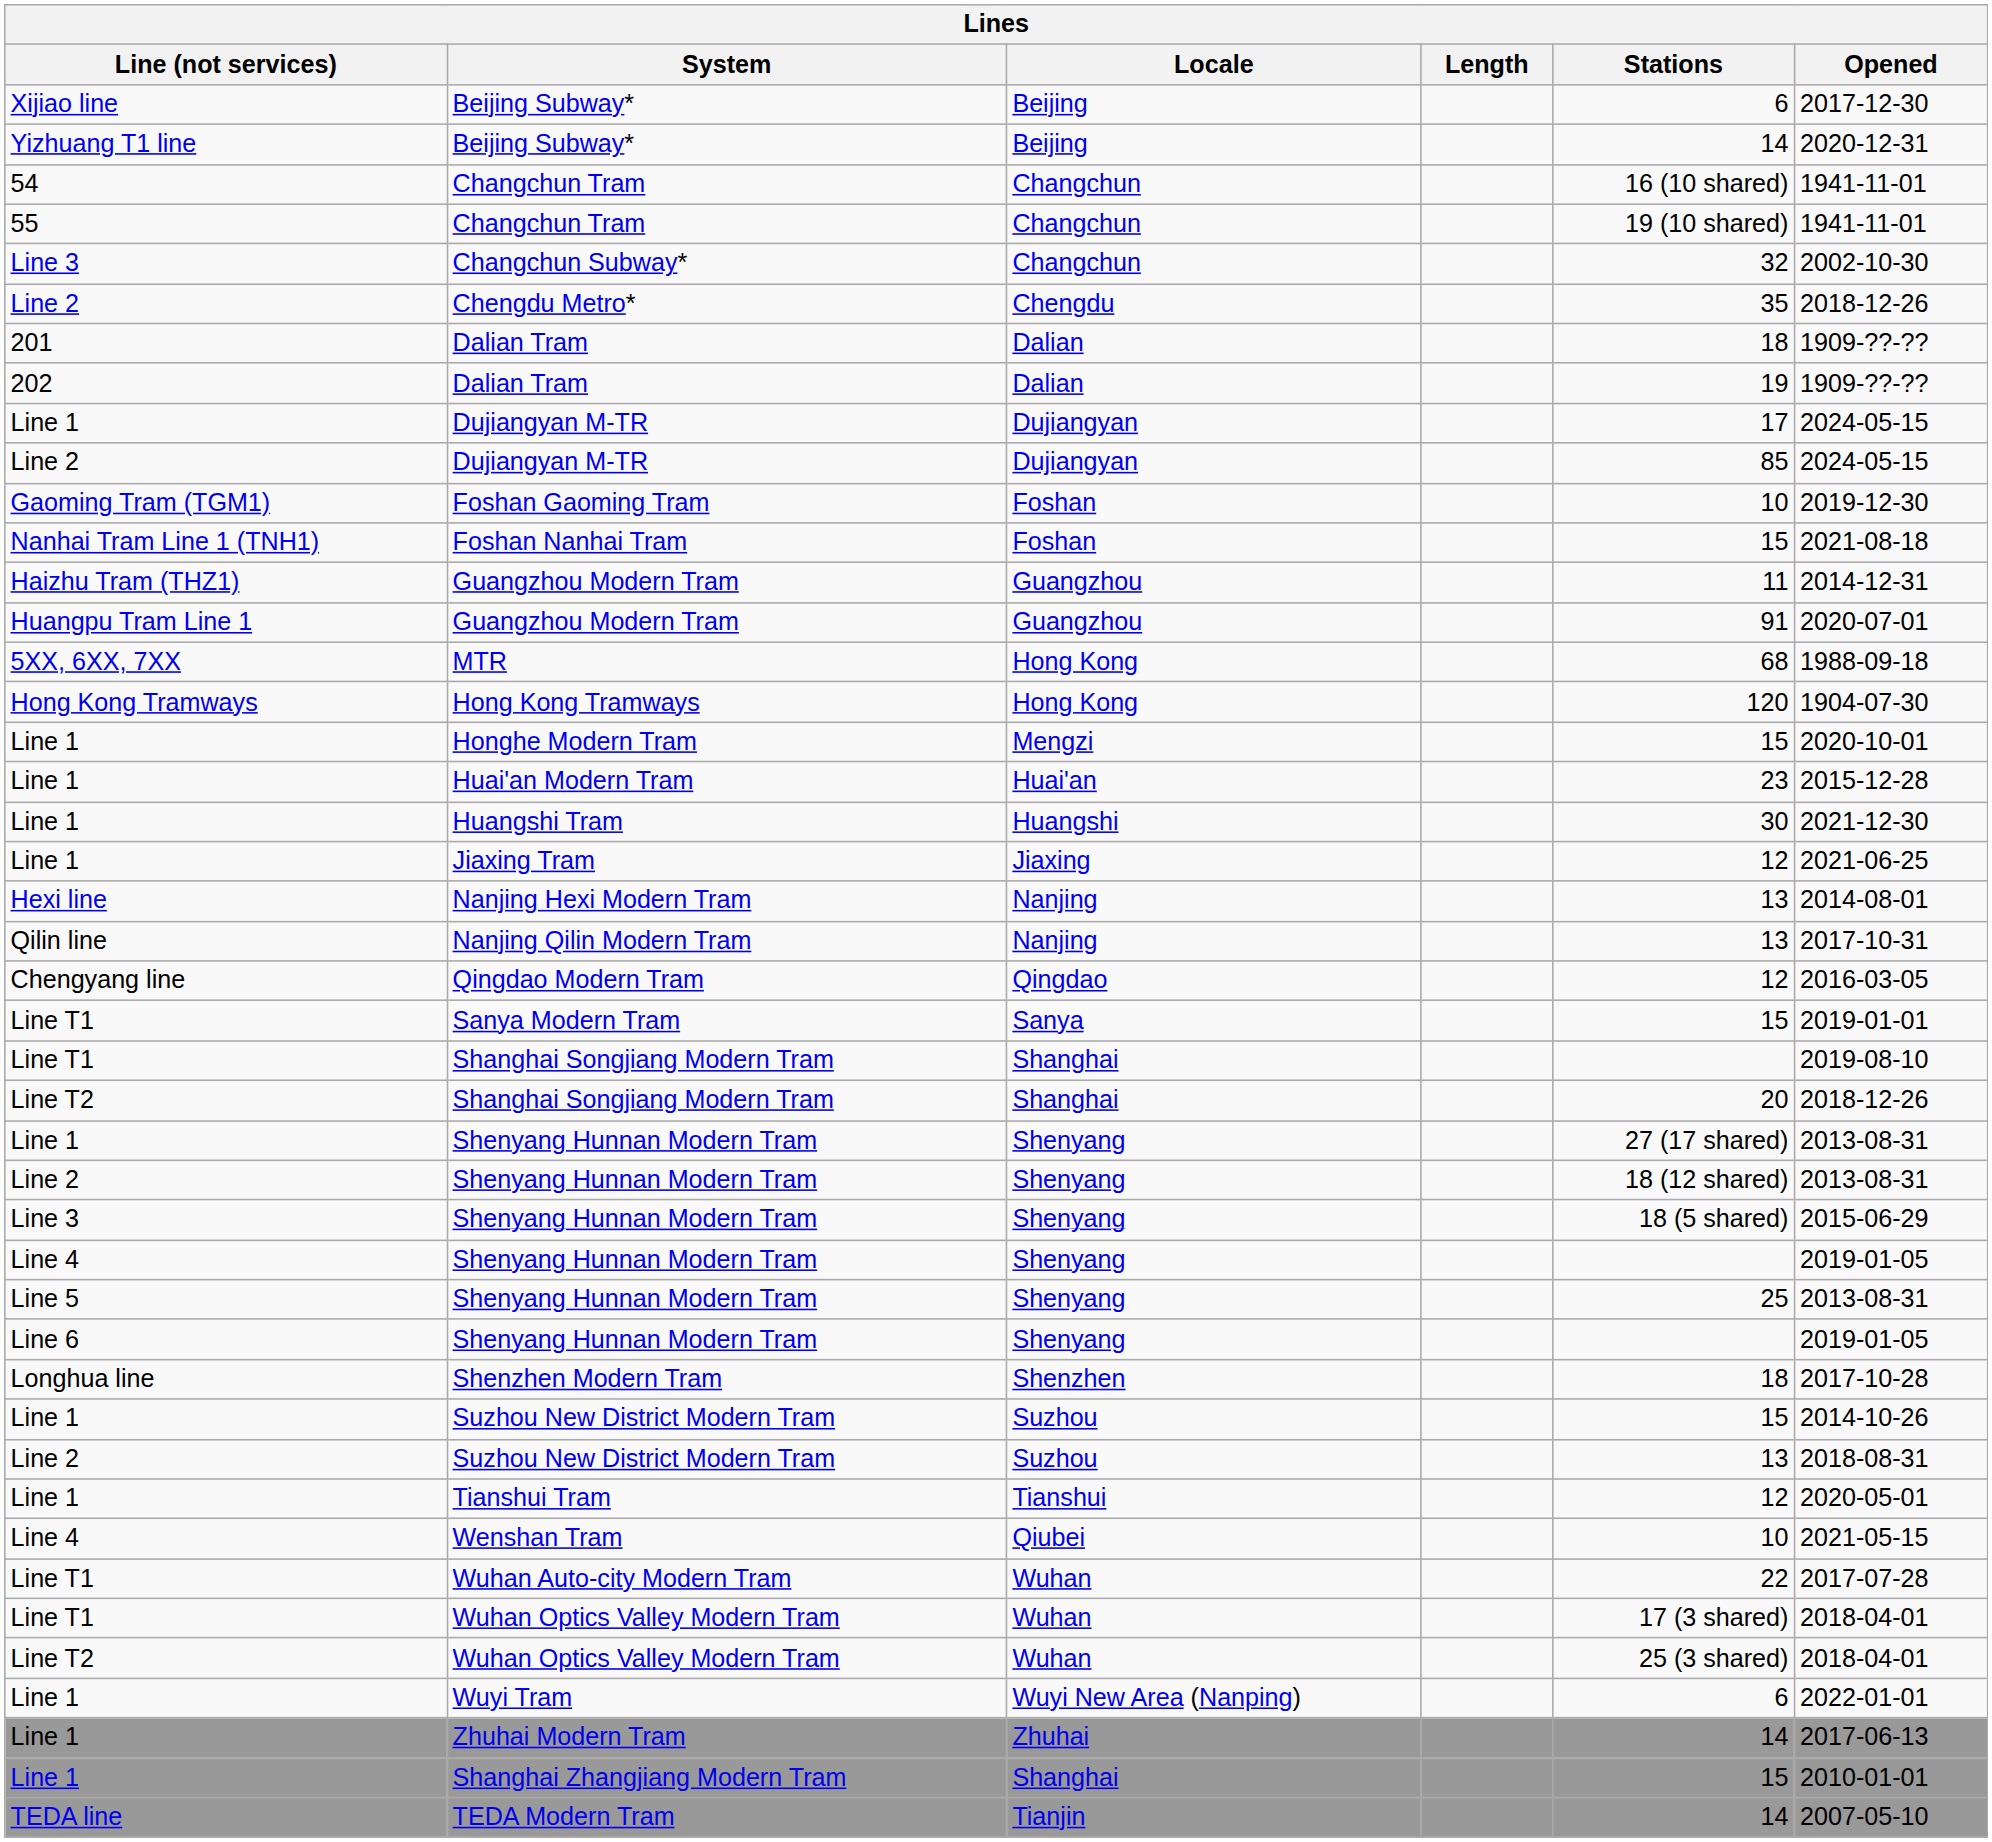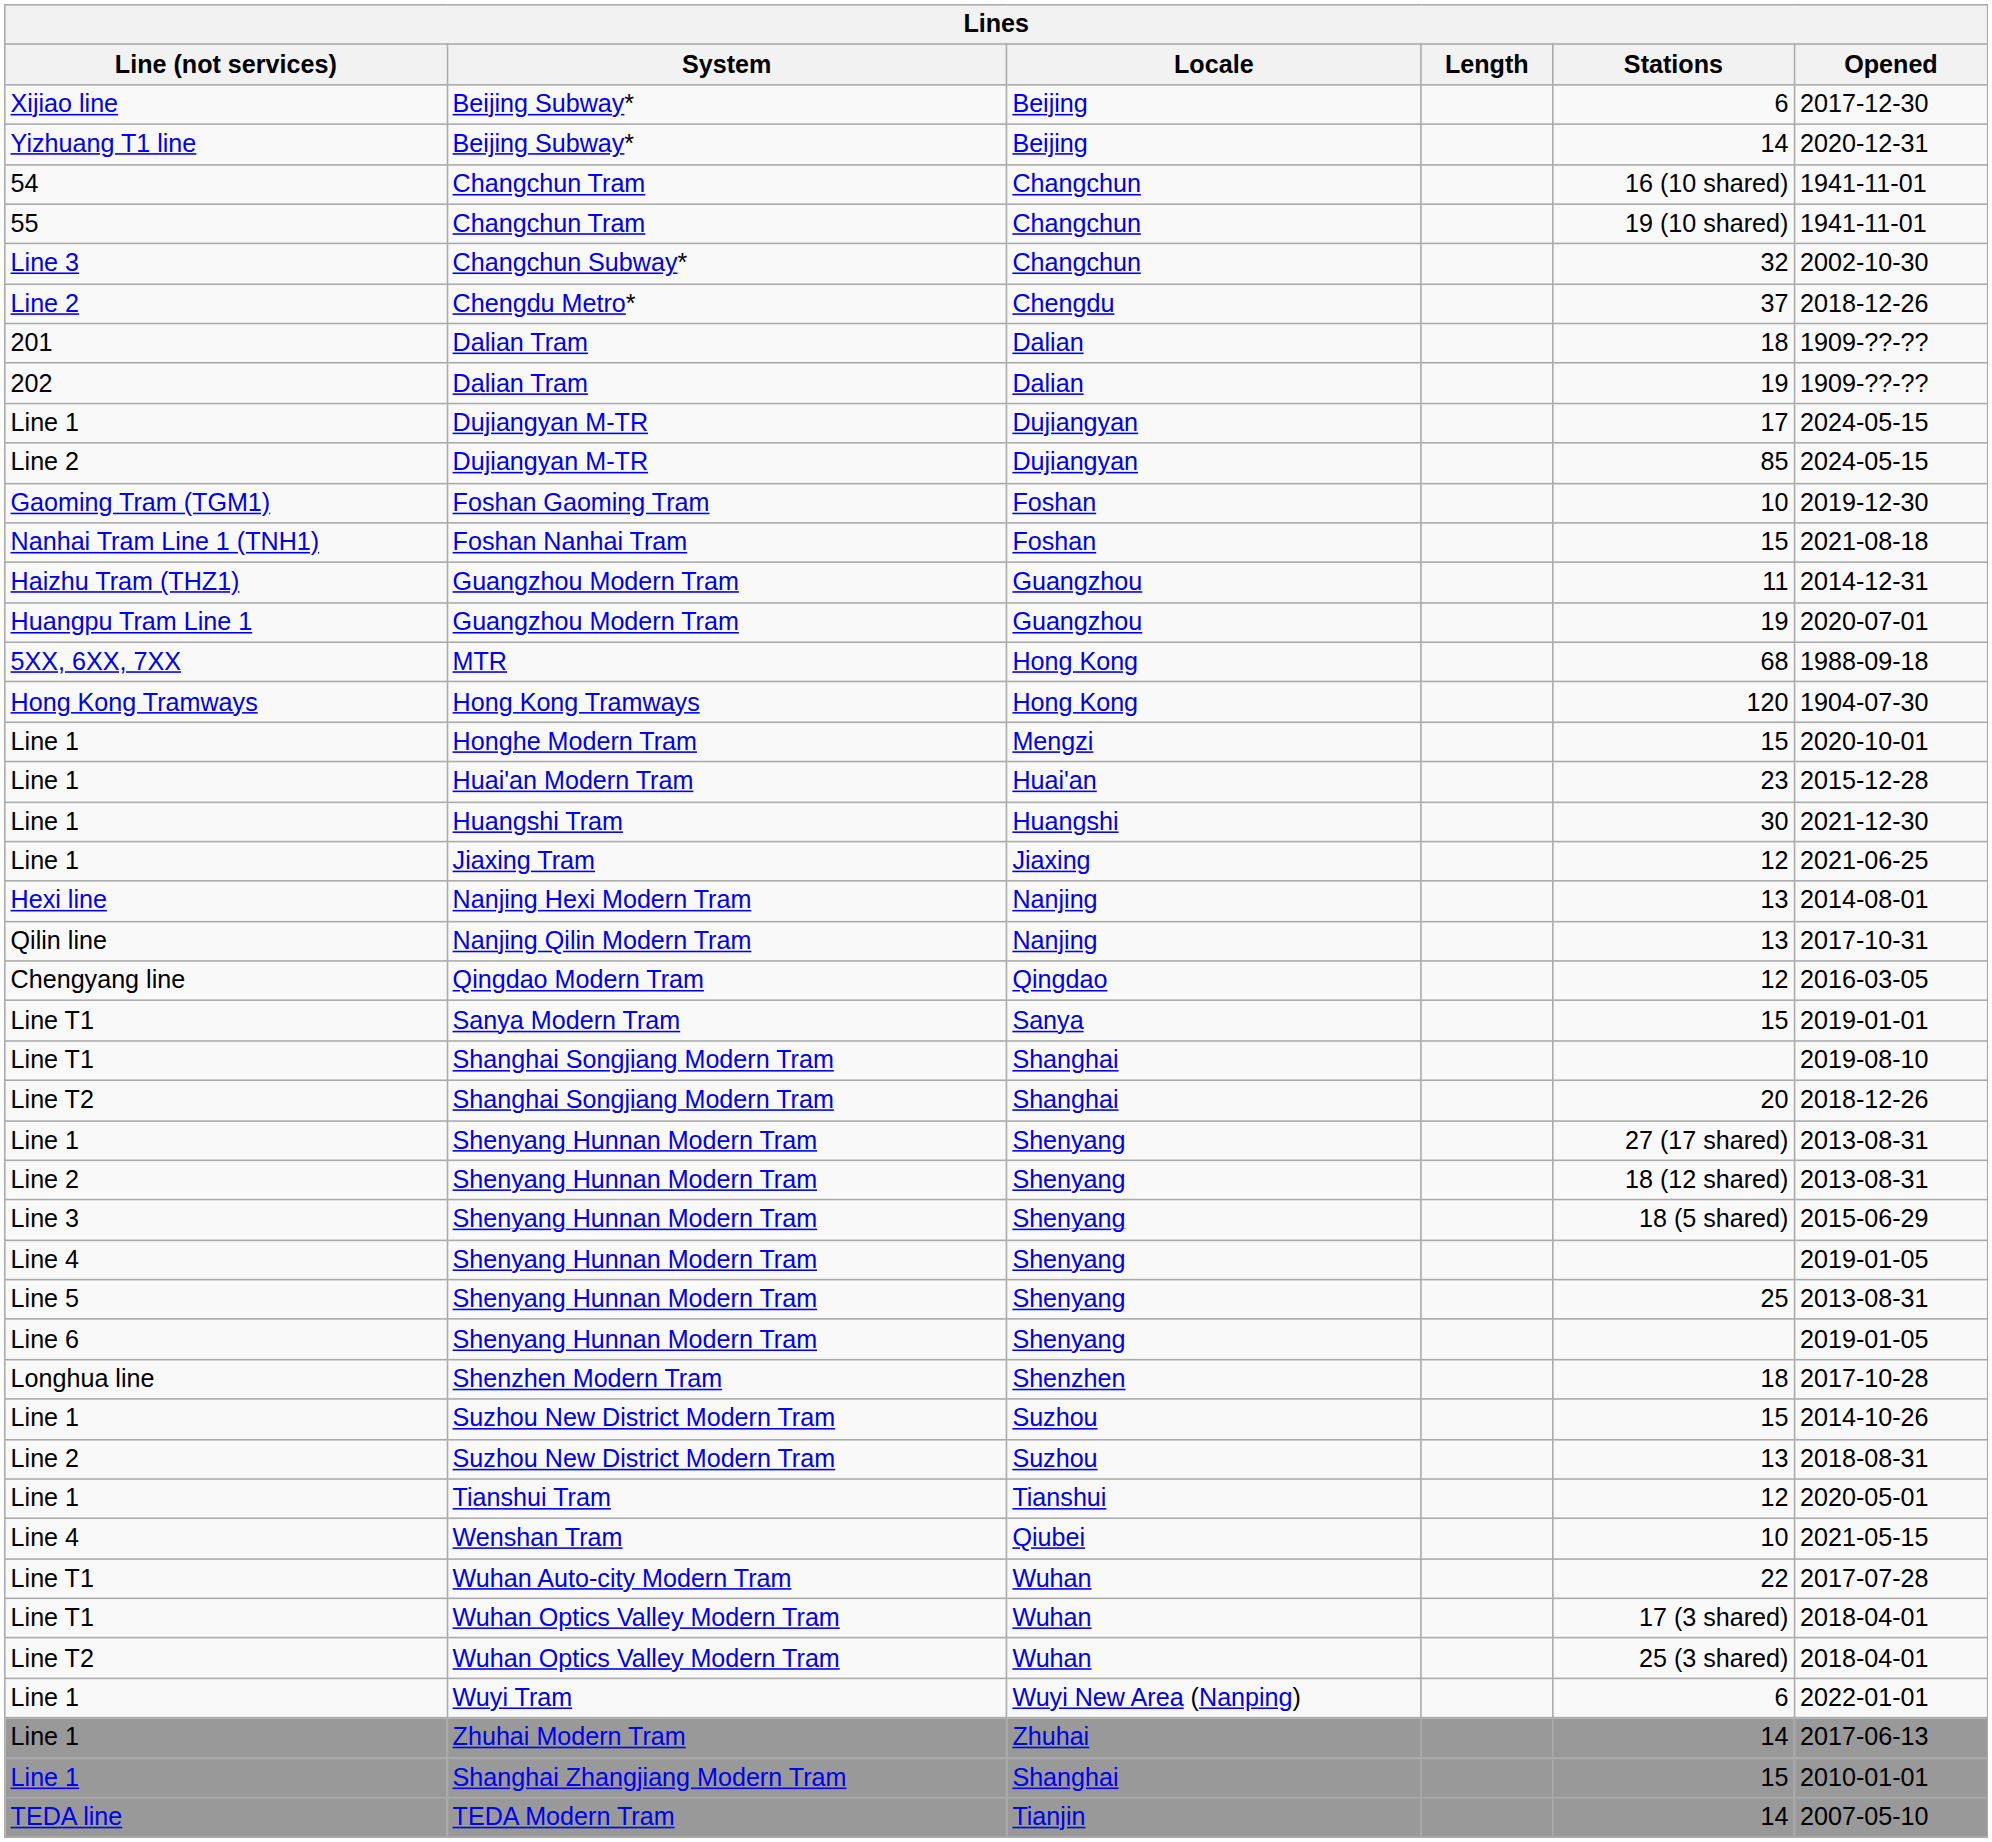(1774, 303) 35 -> (1774, 303) 37
(1774, 622) 91 -> (1774, 622) 19
